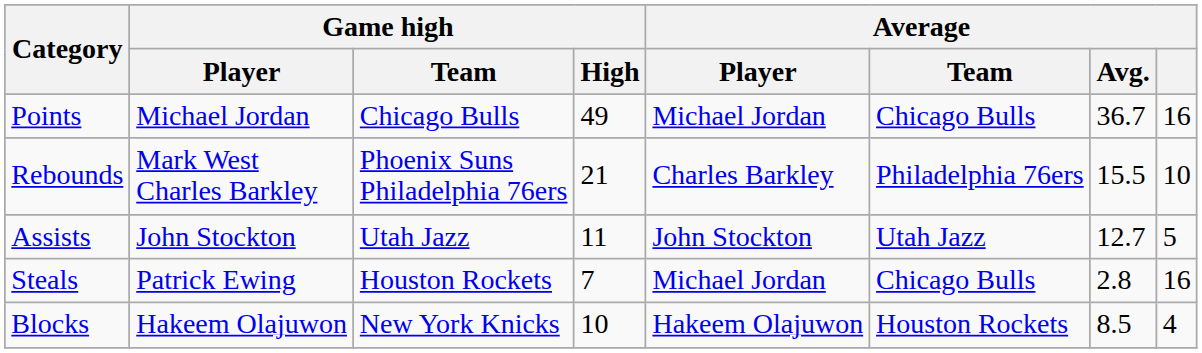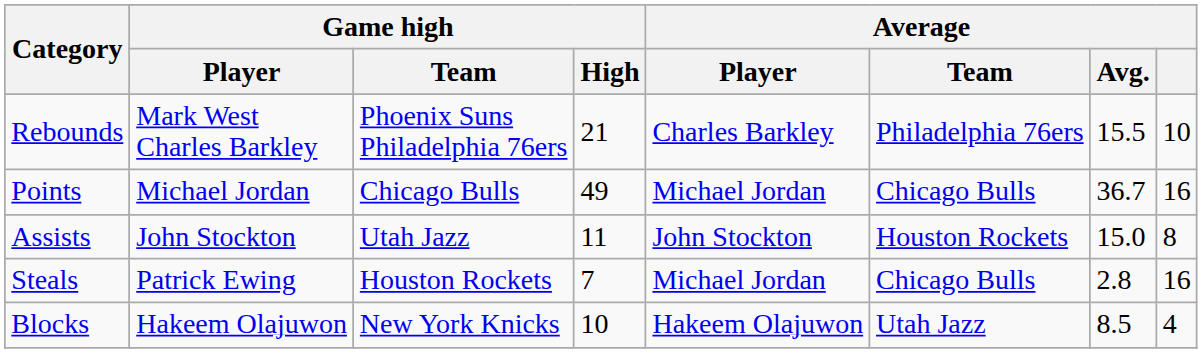rows swapped: (46, 115) <-> (67, 175)
(931, 235) Utah Jazz -> (972, 235) Houston Rockets
(1121, 235) 12.7 -> (1121, 235) 15.0
(1170, 235) 5 -> (1170, 235) 8
(972, 324) Houston Rockets -> (931, 324) Utah Jazz
